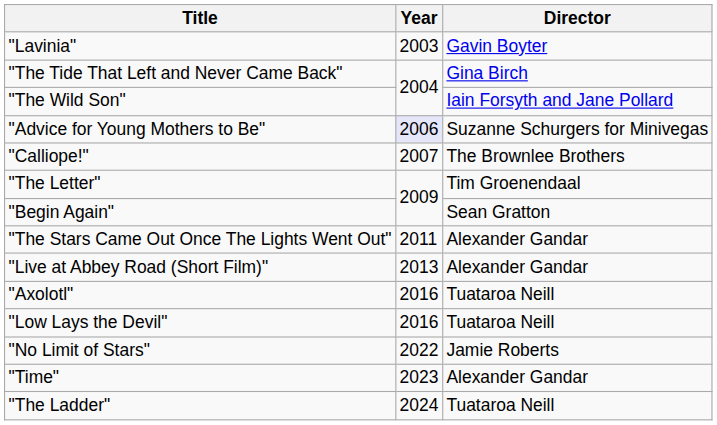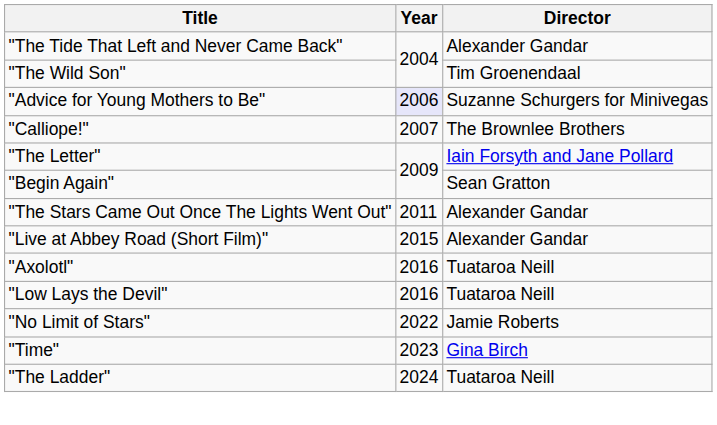- row: (42, 45)
(487, 73) Gina Birch -> (517, 45) Alexander Gandar
(560, 101) Iain Forsyth and Jane Pollard -> (513, 73) Tim Groenendaal
(513, 184) Tim Groenendaal -> (560, 156) Iain Forsyth and Jane Pollard
(419, 267) 2013 -> (419, 239) 2015
(517, 377) Alexander Gandar -> (487, 350) Gina Birch
